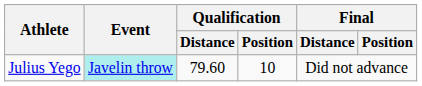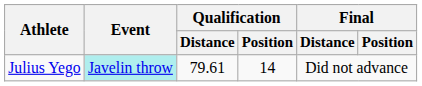(207, 68) 79.60 -> (207, 68) 79.61
(267, 68) 10 -> (267, 68) 14
